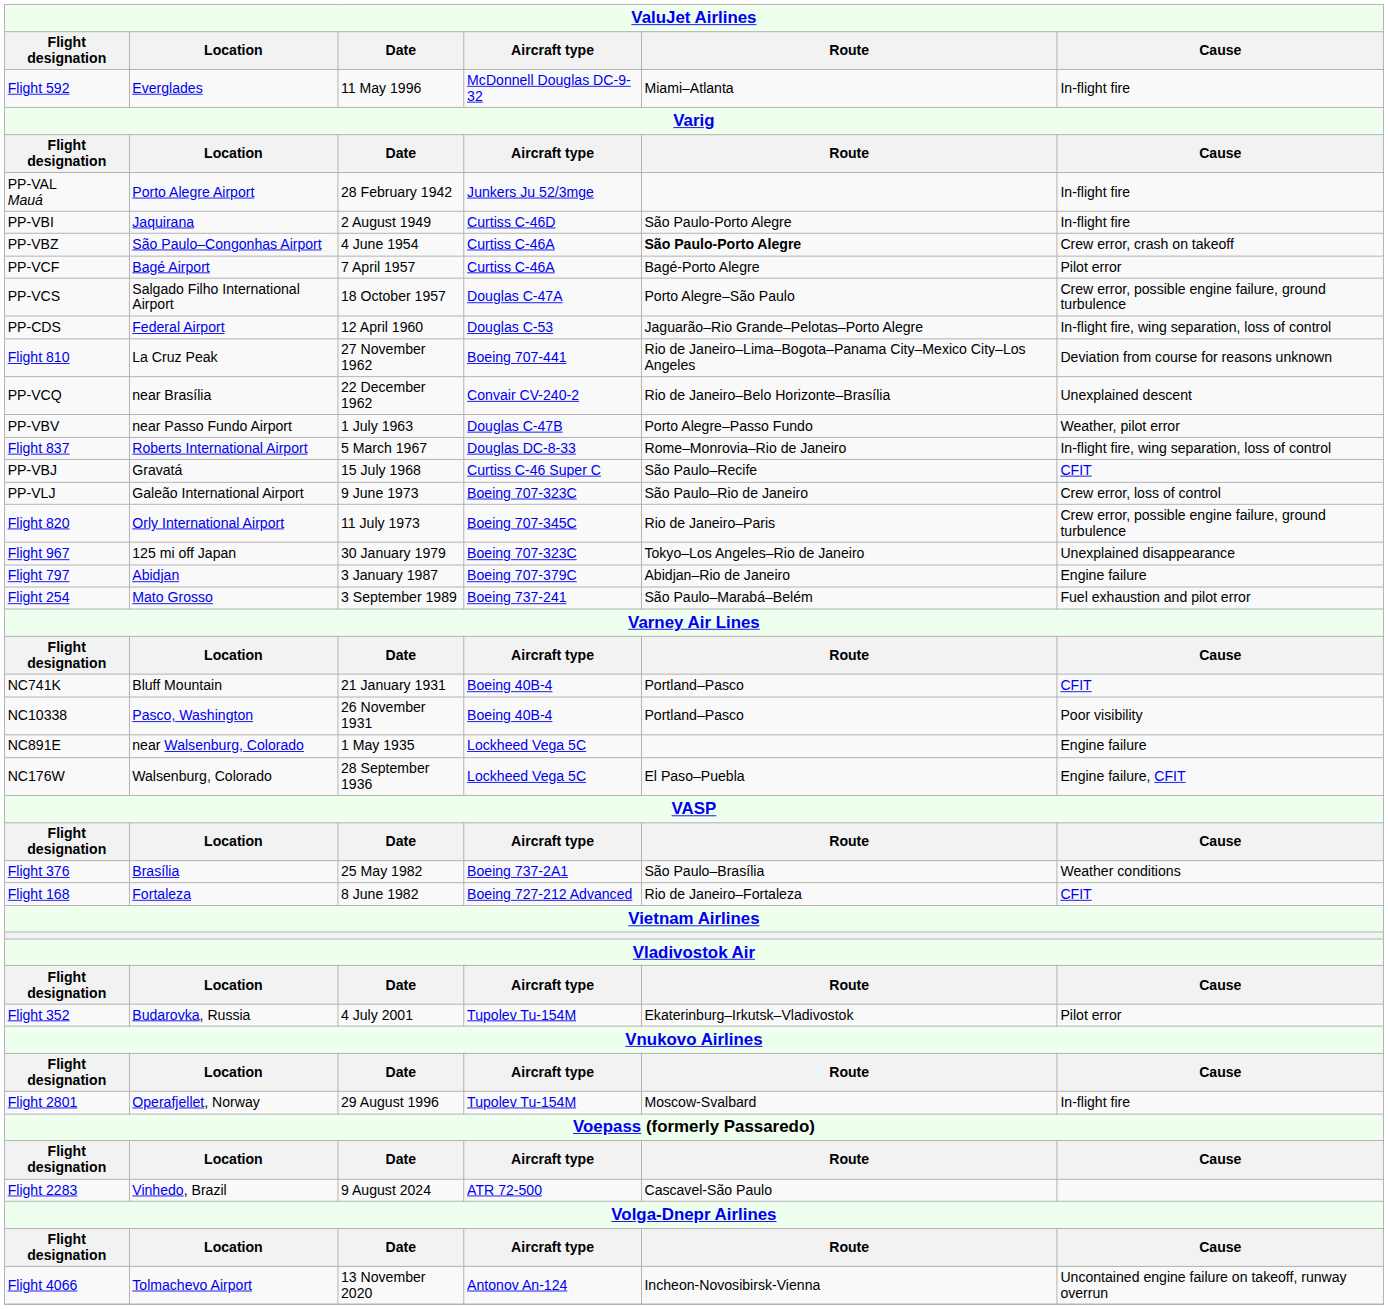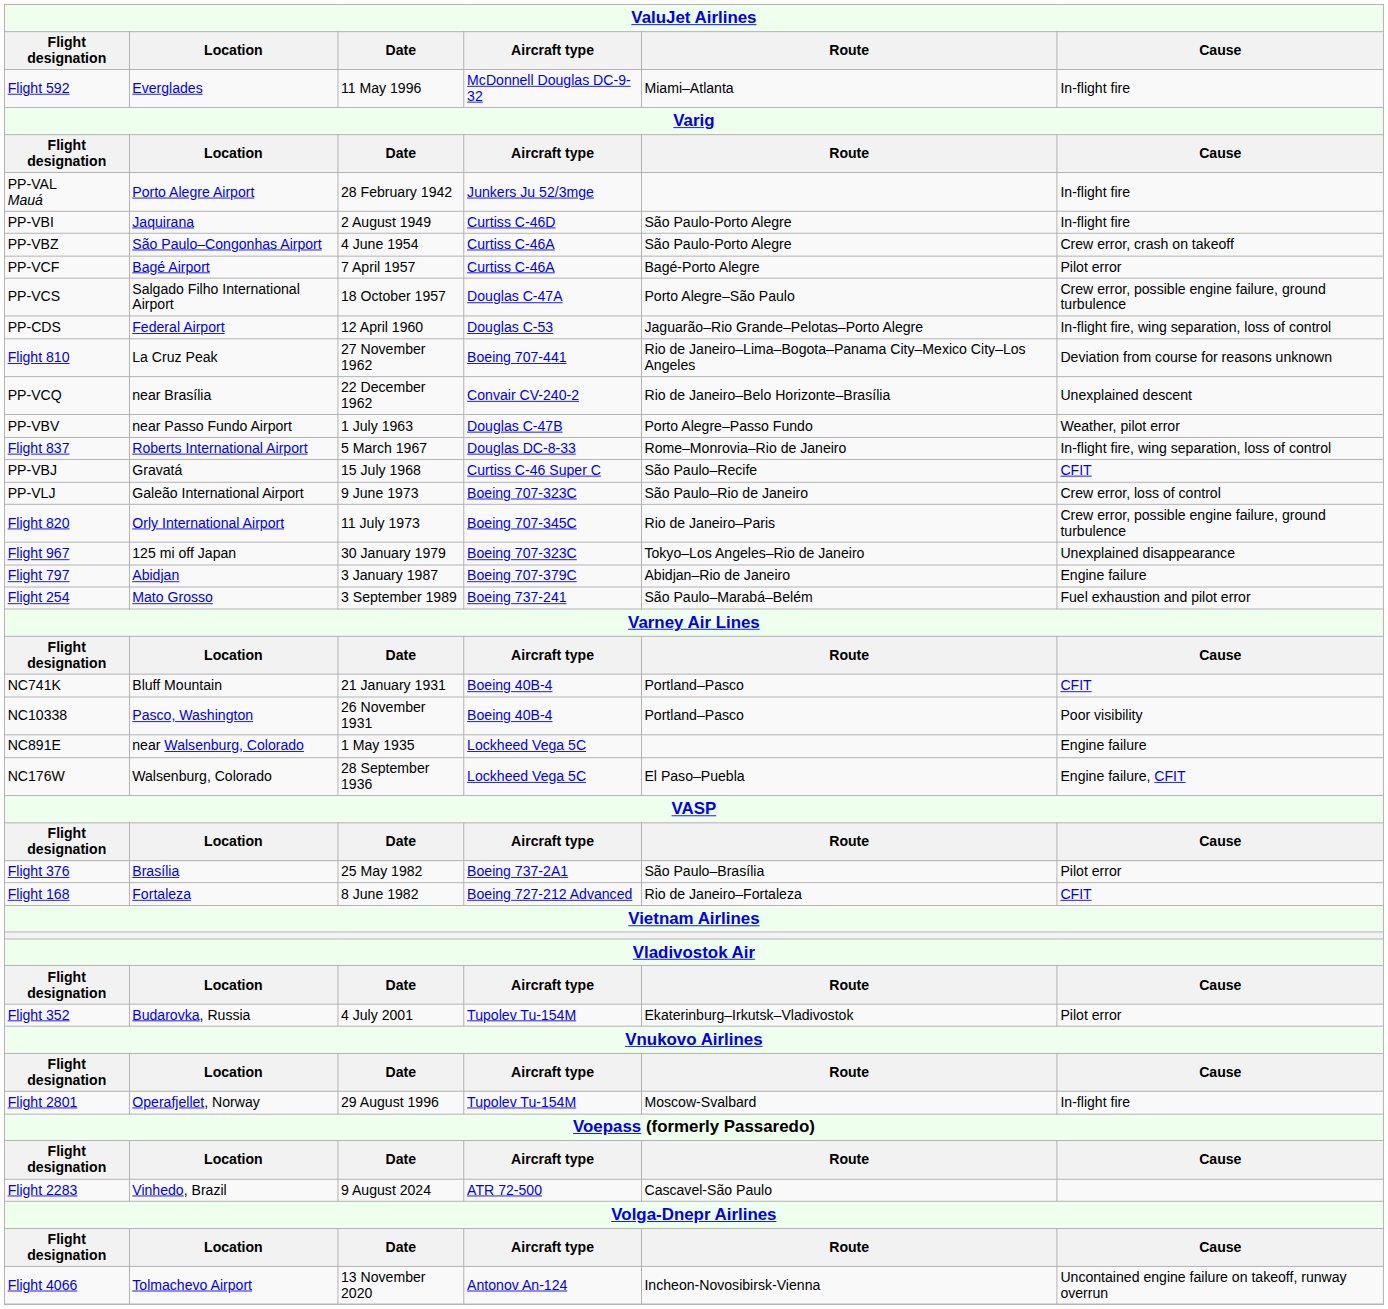(723, 244) bold -> (718, 244) normal
(1121, 871) Weather conditions -> (1091, 871) Pilot error
